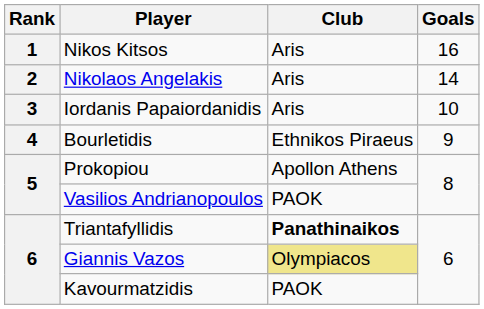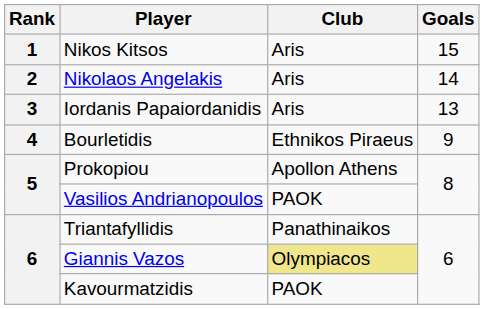(448, 49) 16 -> (448, 49) 15
(448, 109) 10 -> (448, 109) 13
(336, 229) bold -> (331, 229) normal
